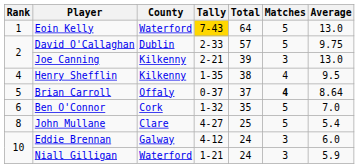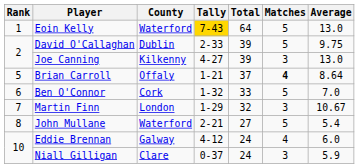(245, 44) 57 -> (245, 44) 39
(211, 60) 2-21 -> (211, 60) 4-27
- row: (76, 76)
(211, 92) 0-37 -> (211, 76) 1-21
(245, 108) 35 -> (245, 92) 33
+ row: (67, 108)
(154, 124) Clare -> (166, 124) Waterford
(211, 124) 4-27 -> (211, 124) 2-21
(245, 124) 25 -> (245, 124) 27
(285, 139) 3 -> (285, 139) 4
(166, 155) Waterford -> (154, 155) Clare
(211, 155) 1-21 -> (211, 155) 0-37
